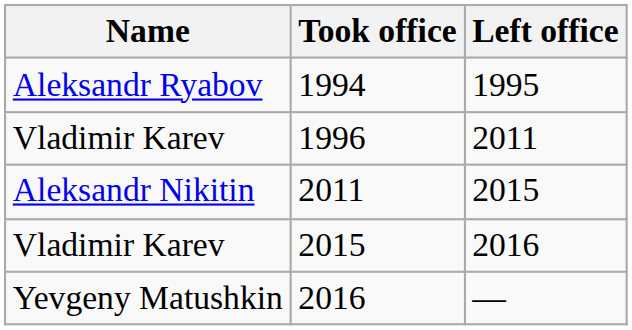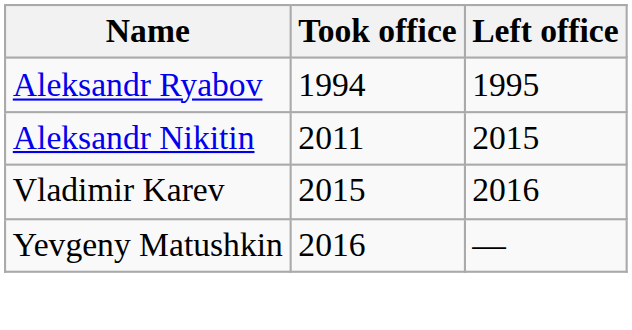- row: (332, 137)
